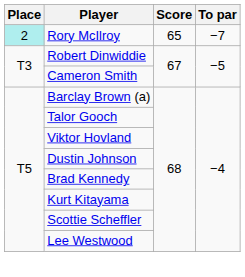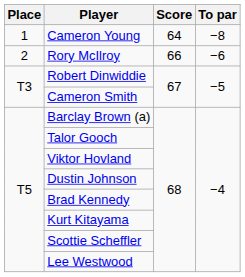+ row: (94, 35)
(24, 35) paleturquoise background -> (24, 55) no background
(174, 35) 65 -> (174, 55) 66
(218, 35) −7 -> (218, 55) −6
